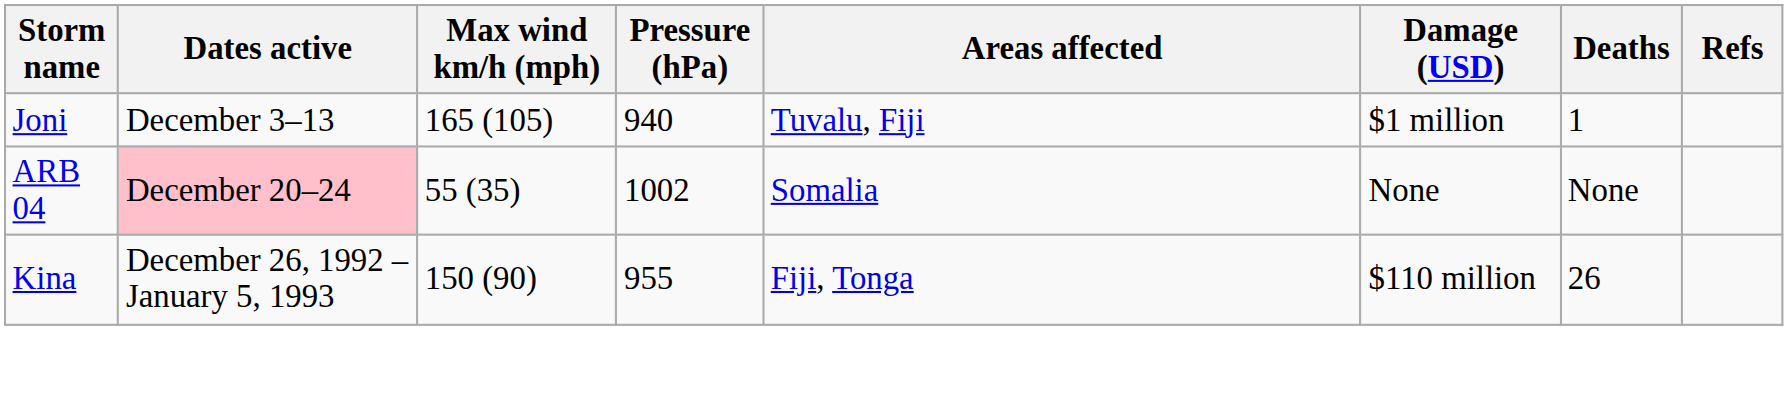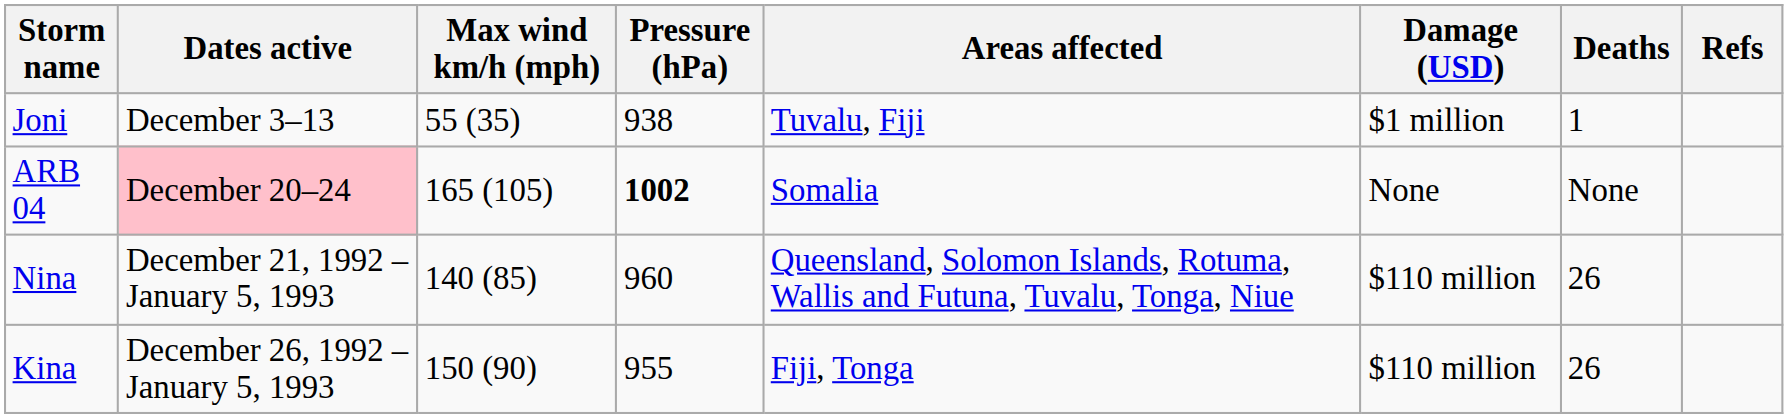(489, 119) 165 (105) -> (473, 119) 55 (35)
(649, 119) 940 -> (649, 119) 938
(473, 189) 55 (35) -> (489, 189) 165 (105)
(657, 189) normal -> (657, 189) bold
+ row: (44, 278)
